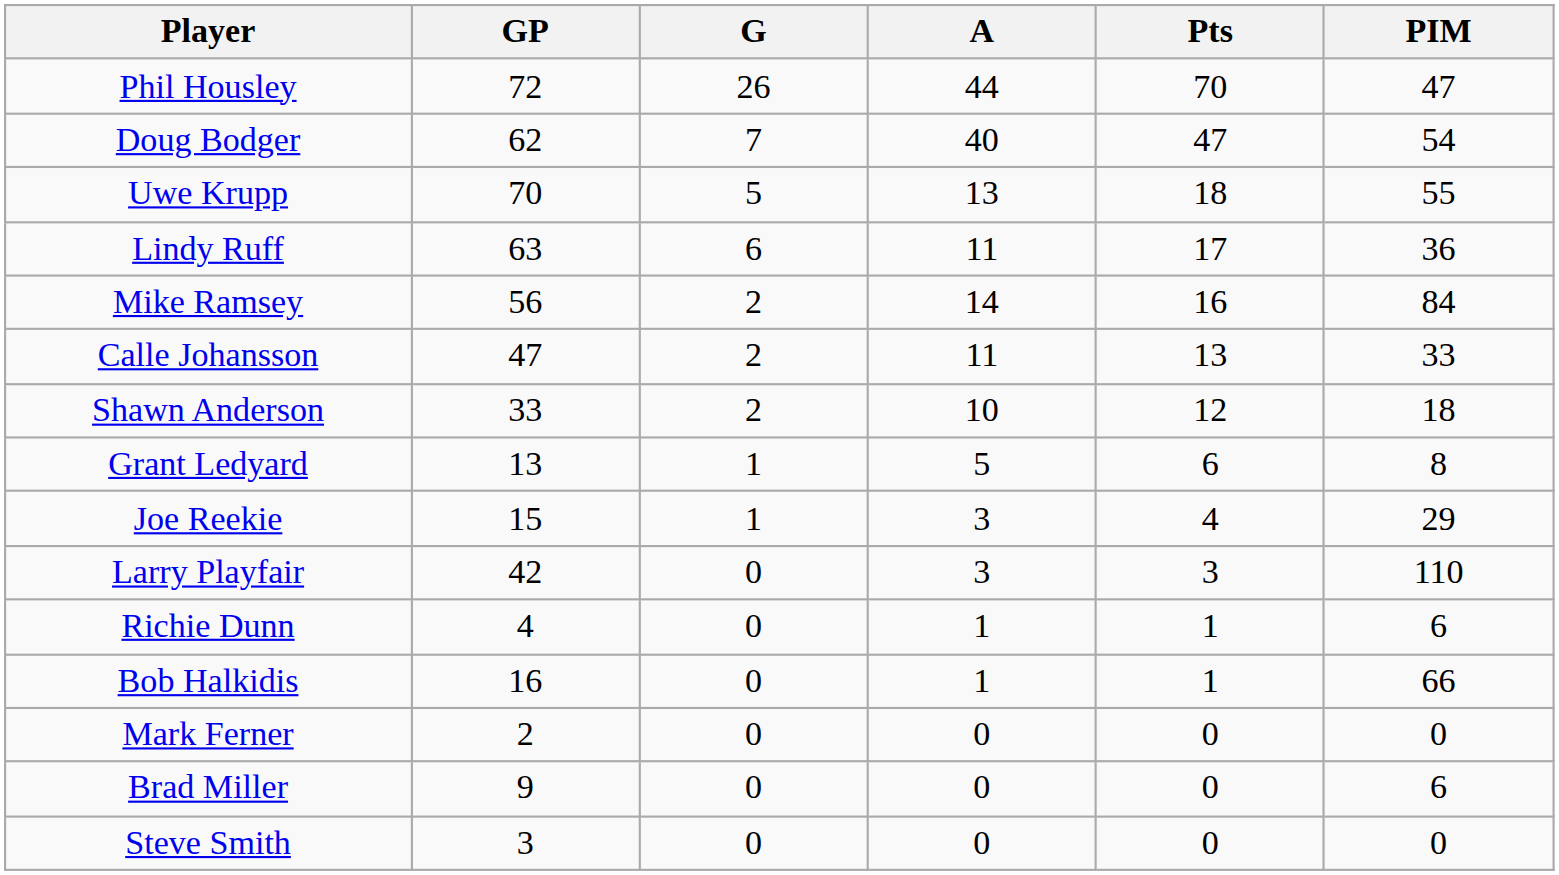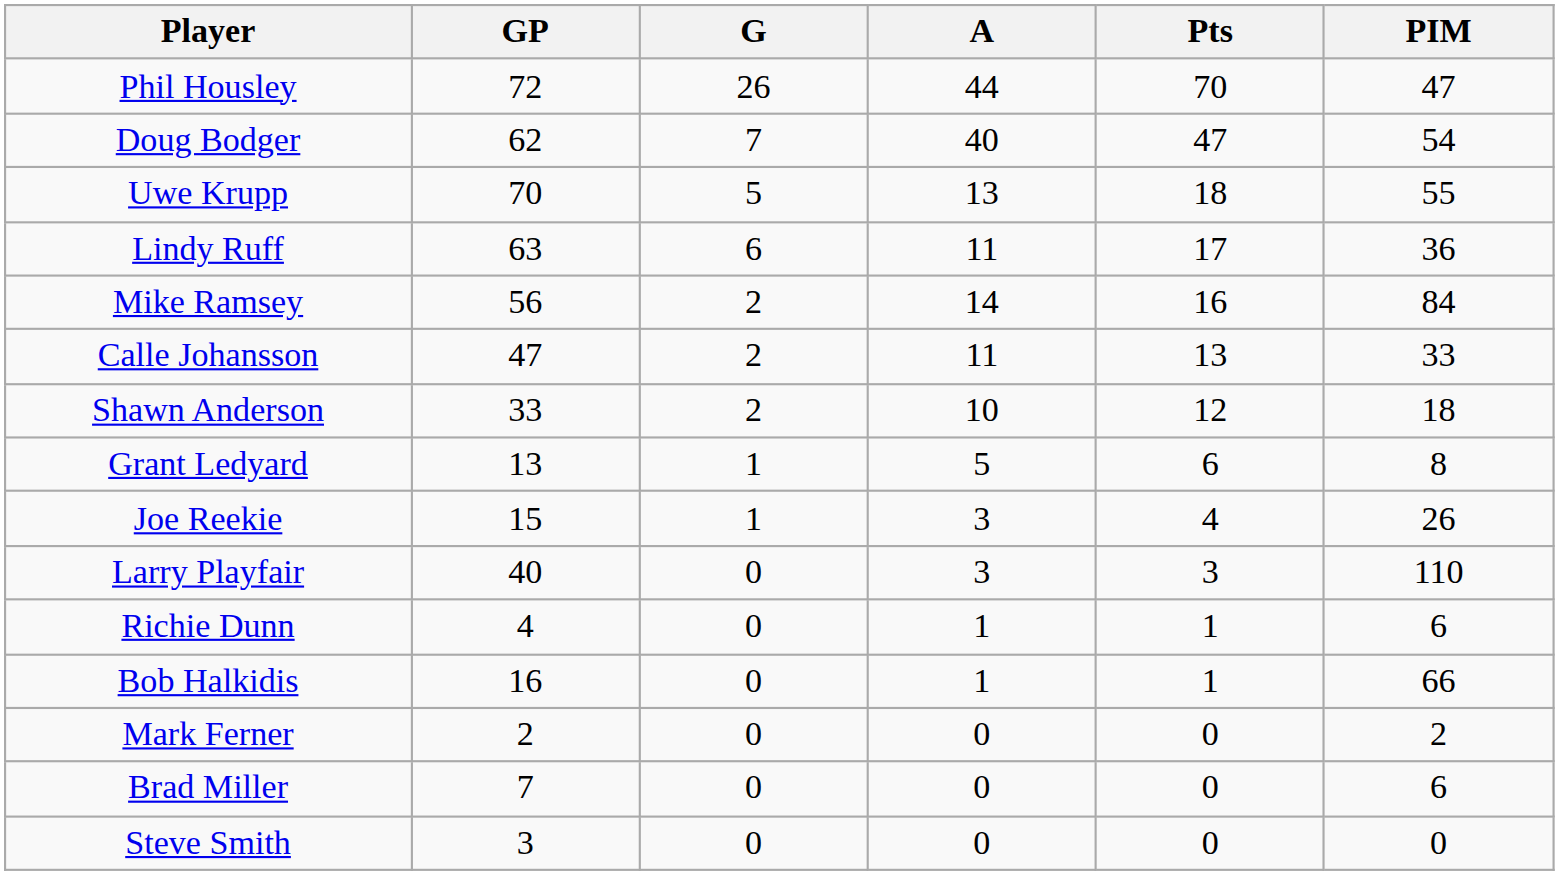(1439, 517) 29 -> (1439, 517) 26
(525, 572) 42 -> (525, 572) 40
(1439, 734) 0 -> (1439, 734) 2
(525, 788) 9 -> (525, 788) 7
